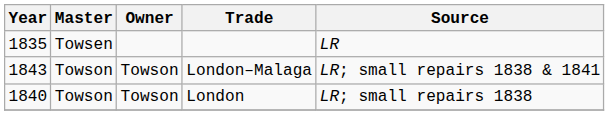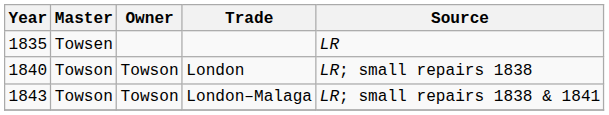rows swapped: (28, 97) <-> (28, 70)
